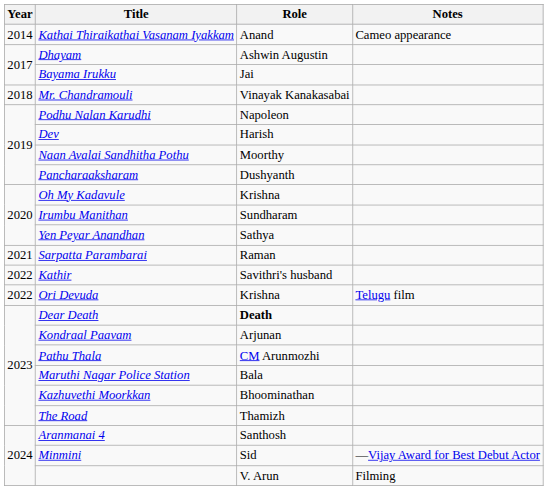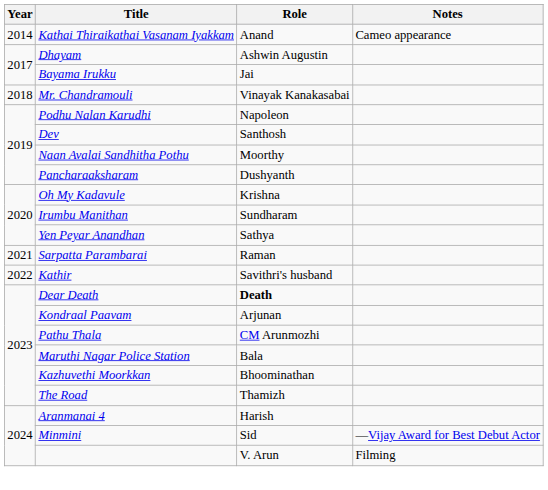(257, 134) Harish -> (263, 134) Santhosh
- row: (68, 295)
(263, 435) Santhosh -> (257, 415) Harish
